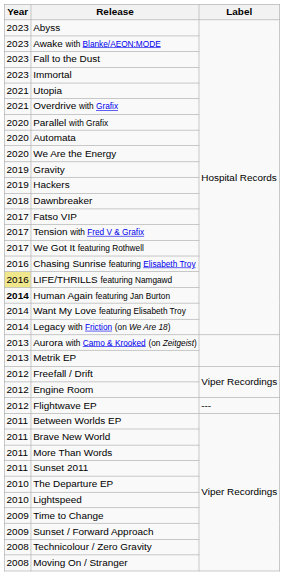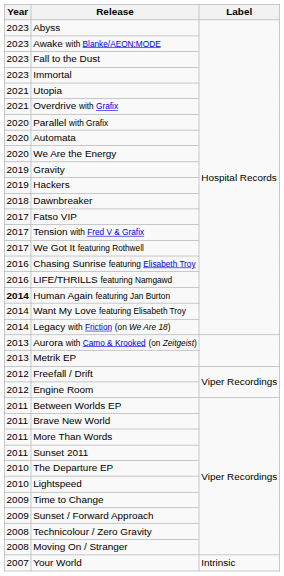(18, 279) khaki background -> (18, 279) no background
- row: (65, 405)
+ row: (57, 563)
